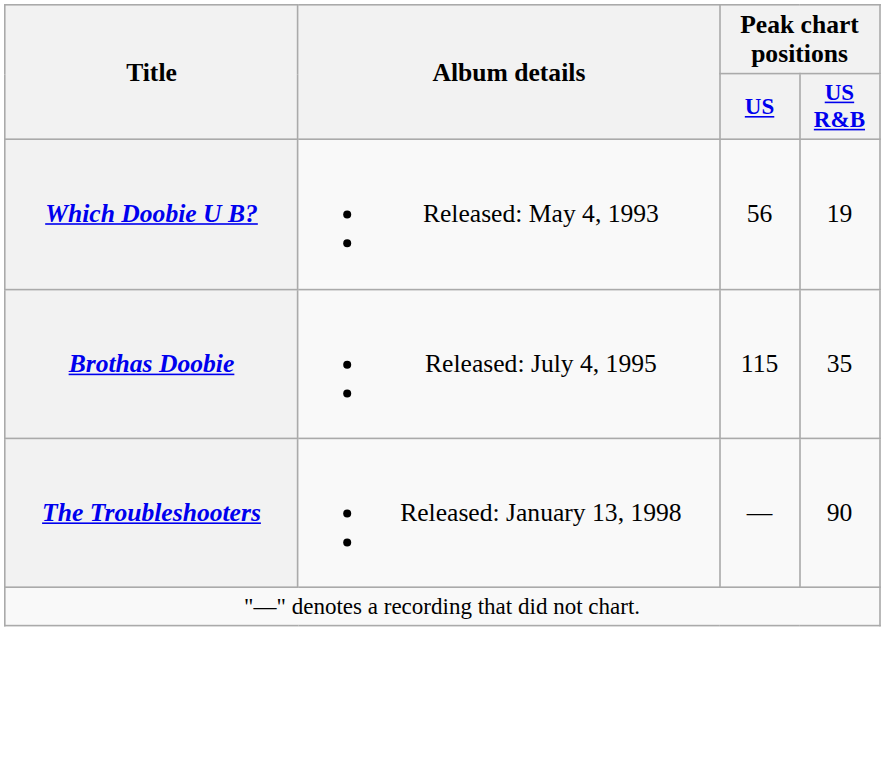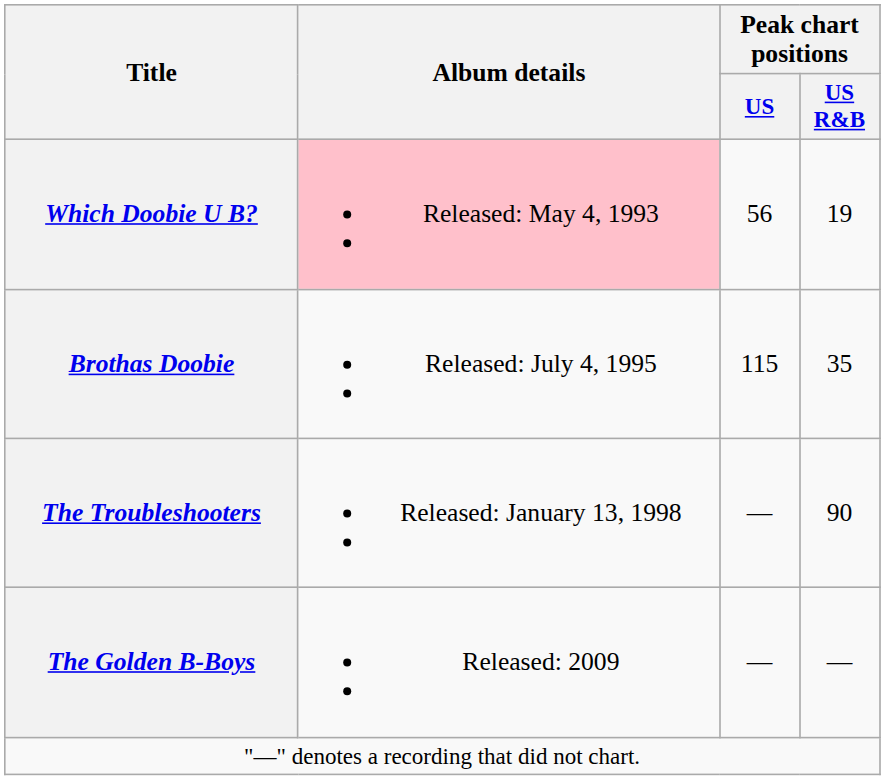(509, 228) no background -> (509, 228) pink background
+ row: (152, 662)
